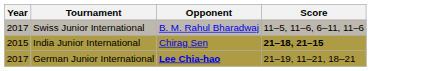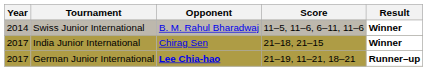+ column: (394, 12)
(18, 28) 2017 -> (18, 28) 2014
(18, 43) 2015 -> (18, 43) 2017
(293, 43) bold -> (293, 43) normal
